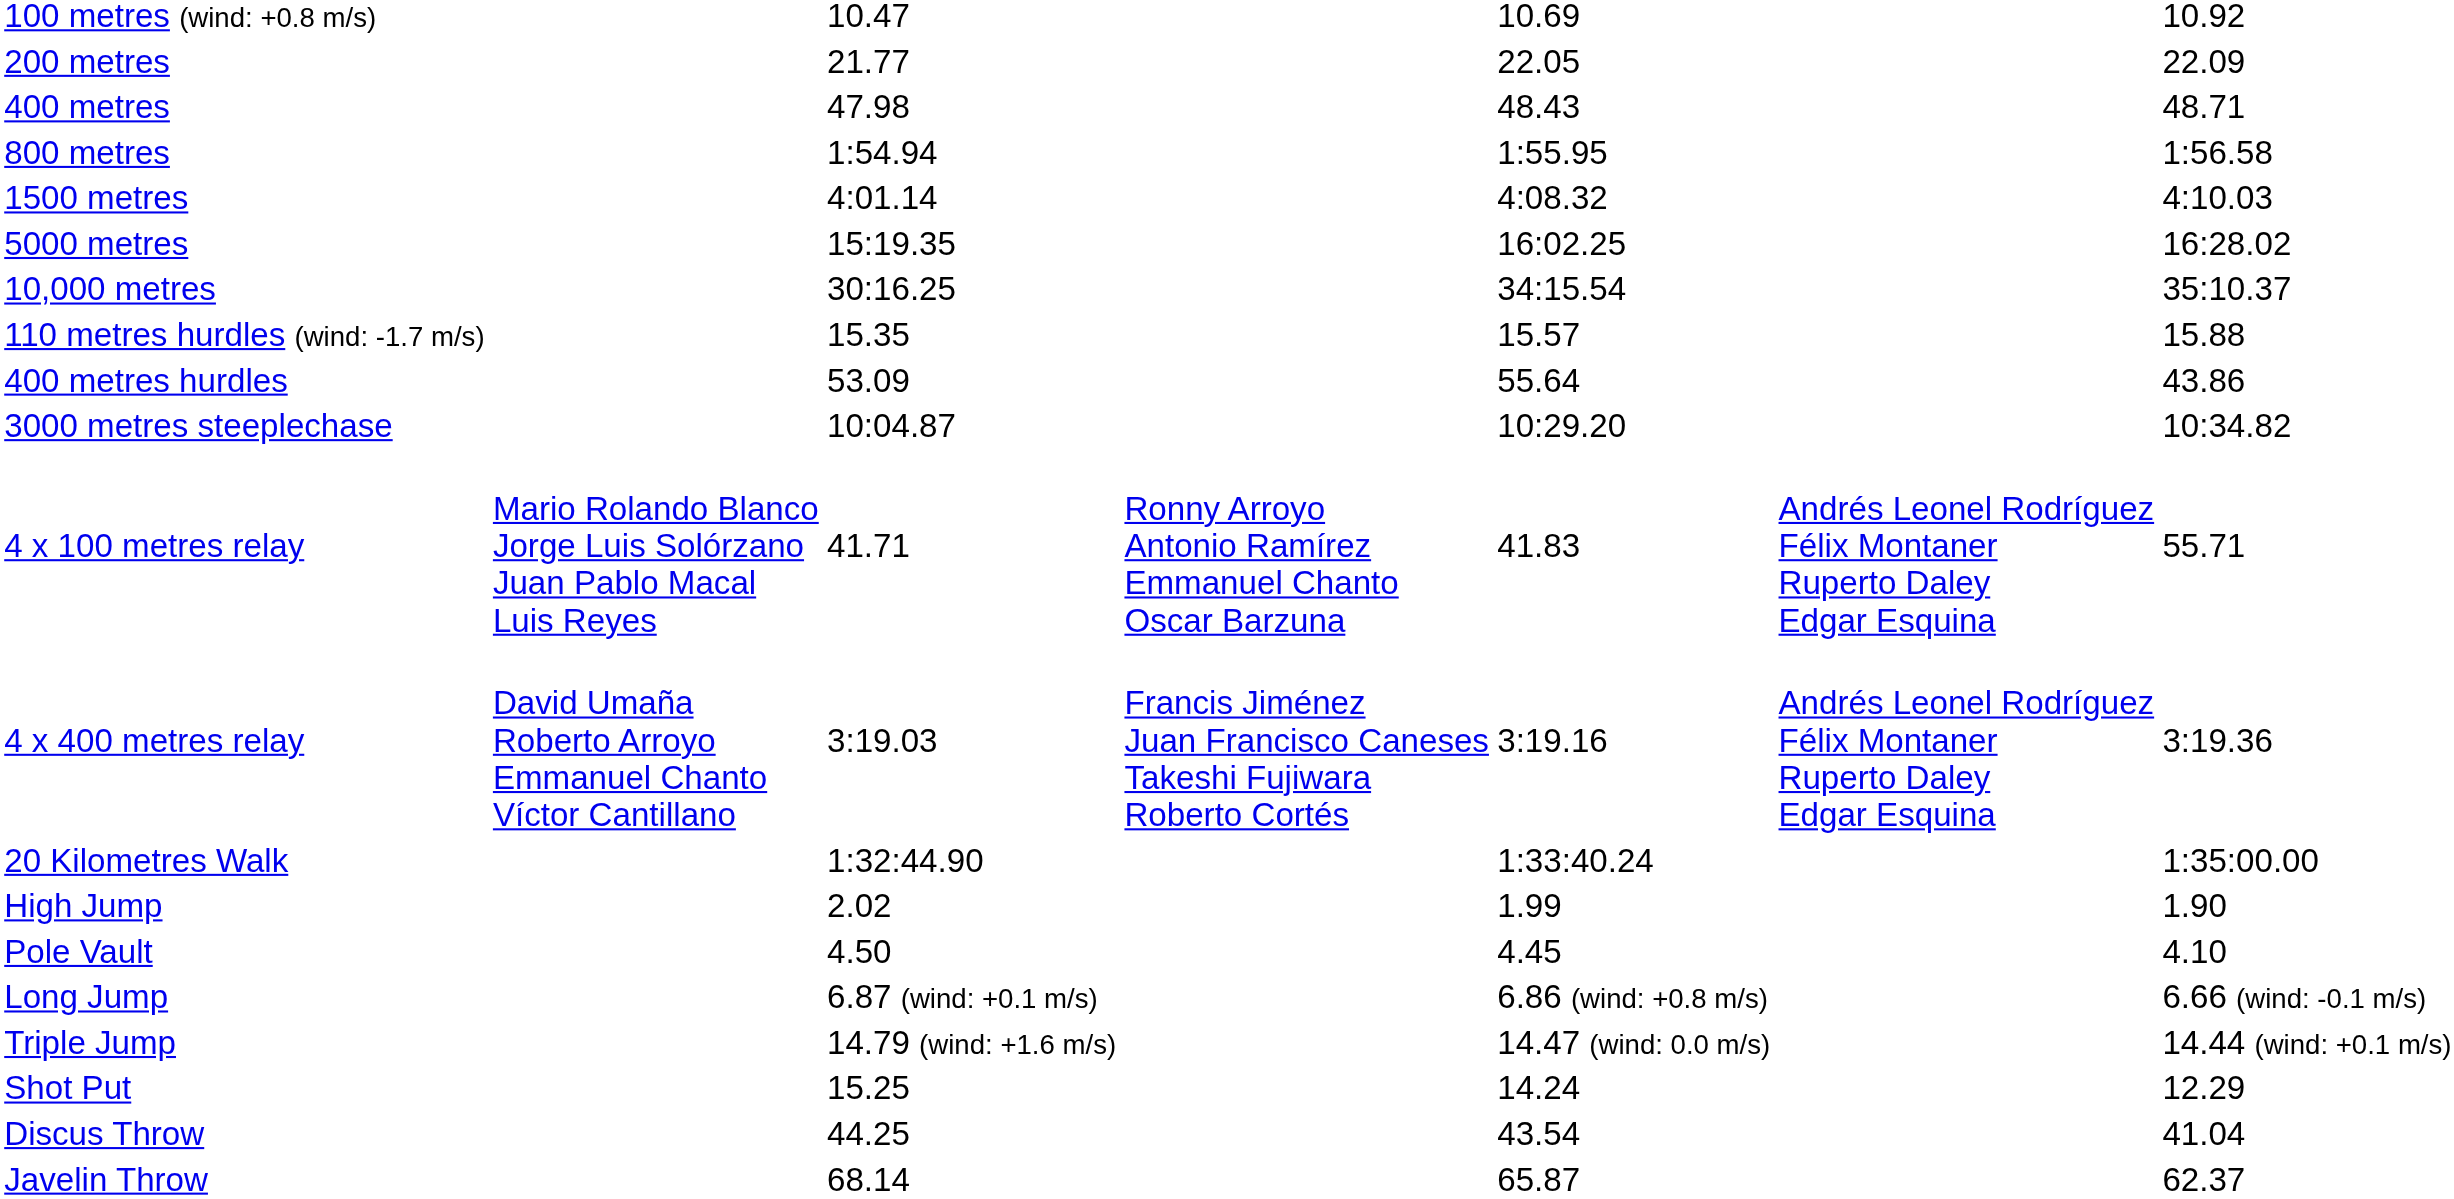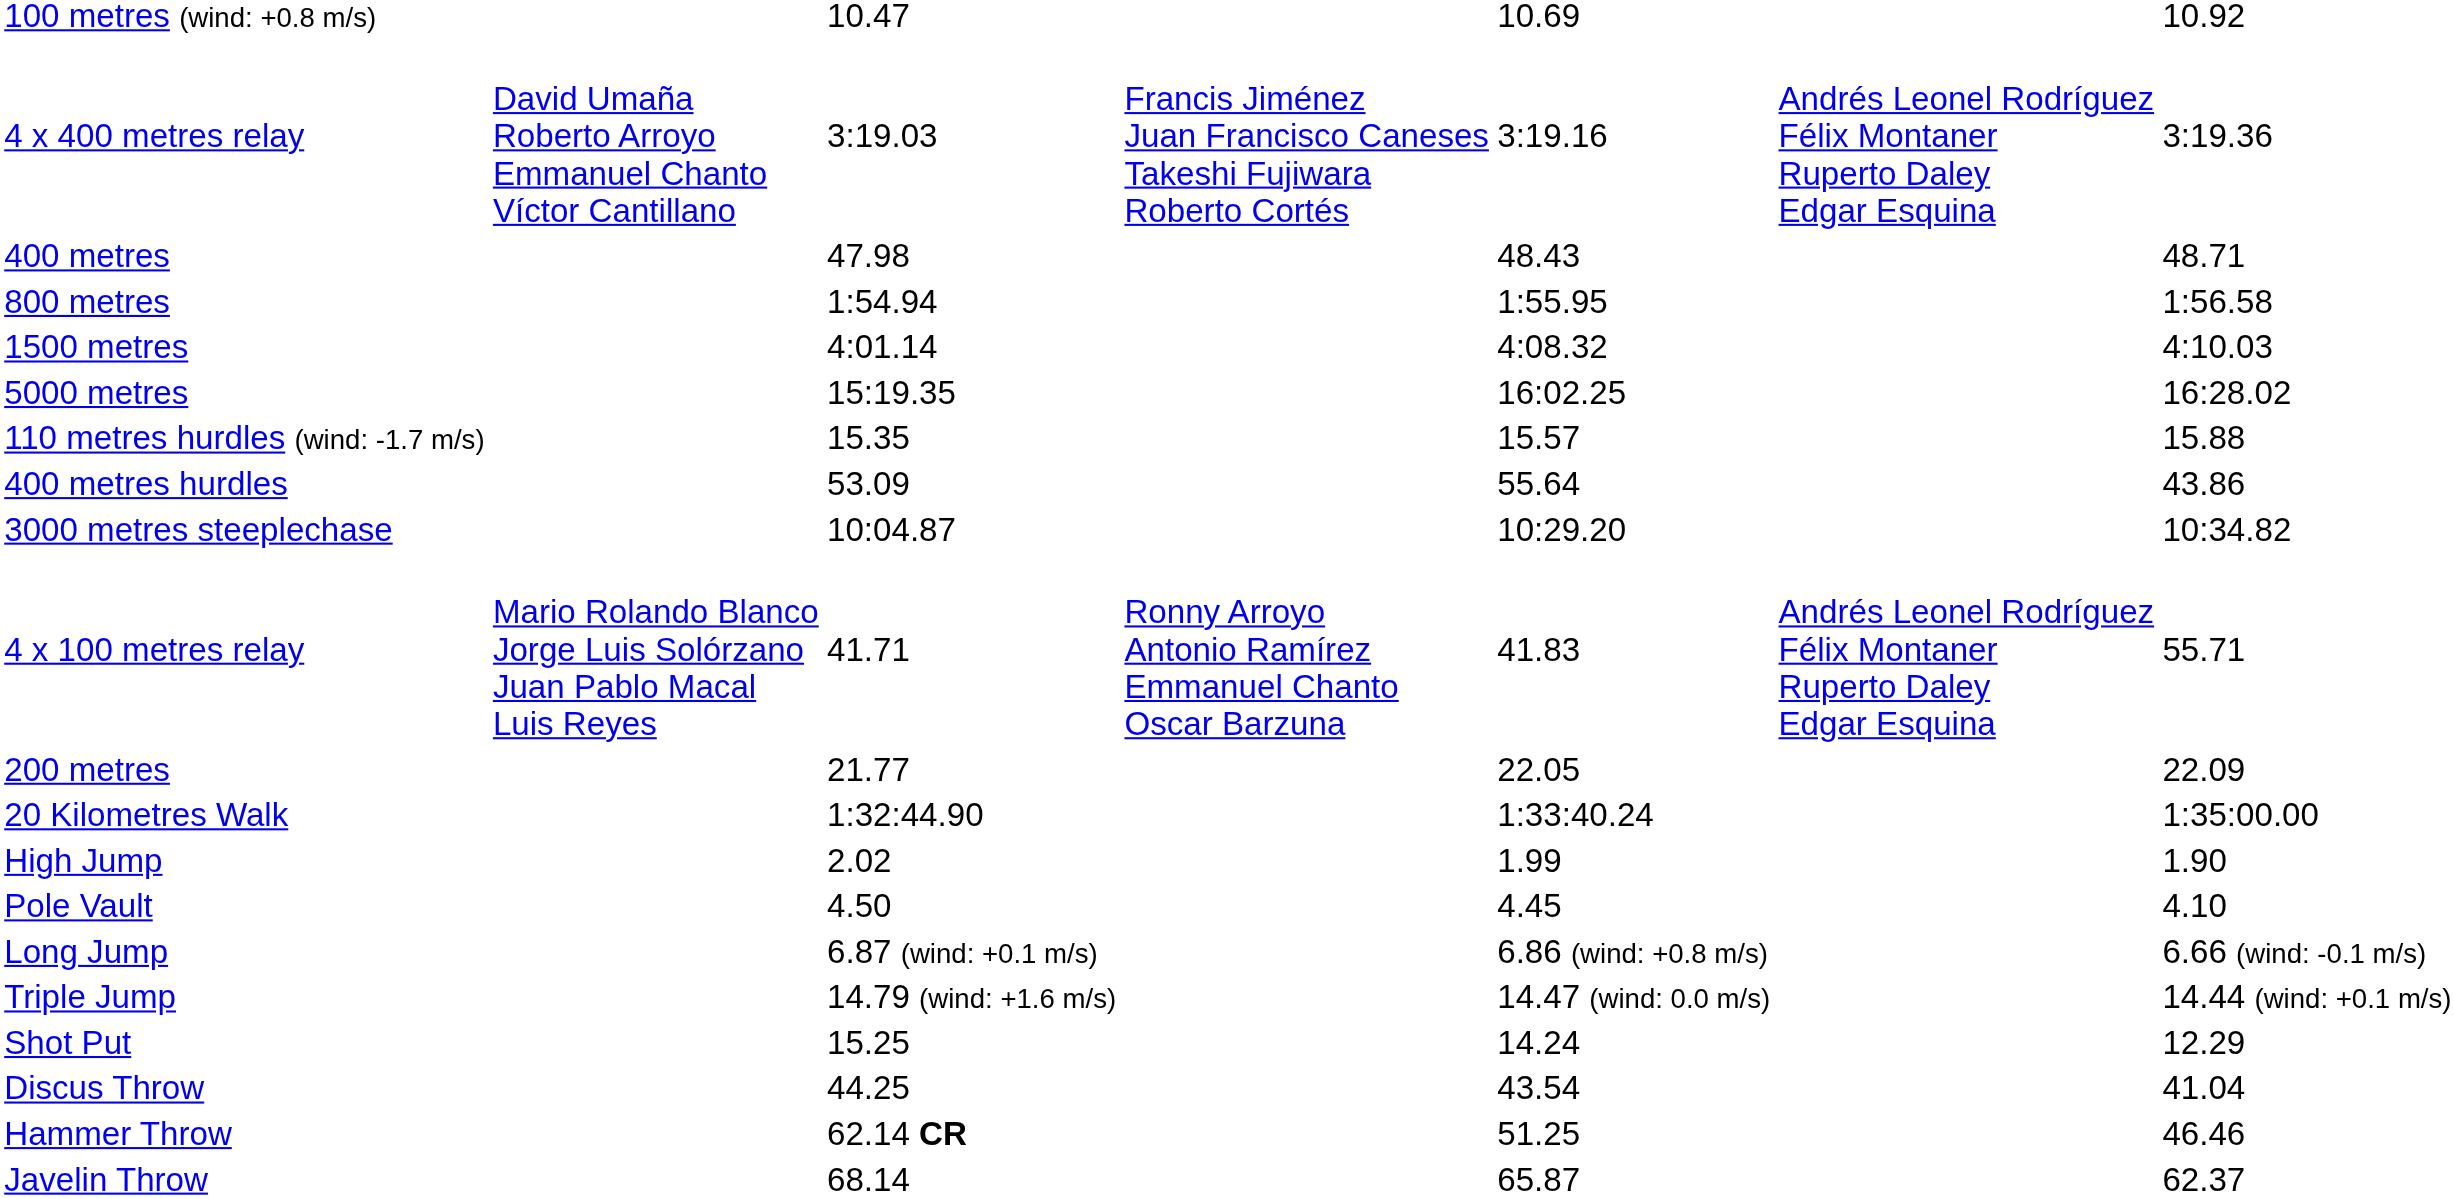rows swapped: (87, 61) <-> (154, 740)
- row: (110, 289)
+ row: (118, 1134)
